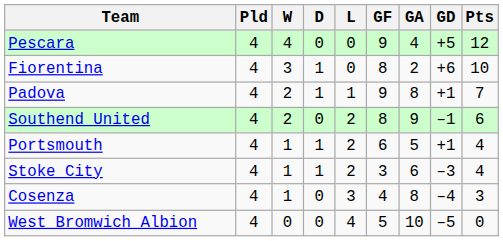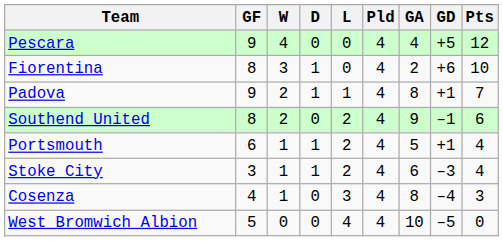columns swapped: (254, 17) <-> (383, 17)
